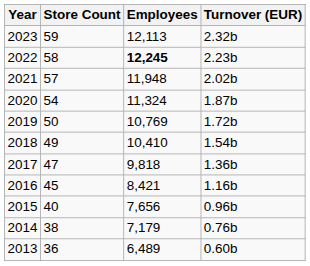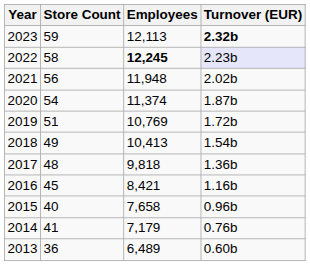(221, 36) normal -> (221, 36) bold
(221, 57) no background -> (221, 57) lavender background
(51, 79) 57 -> (51, 79) 56
(147, 100) 11,324 -> (147, 100) 11,374
(51, 121) 50 -> (51, 121) 51
(147, 143) 10,410 -> (147, 143) 10,413
(51, 164) 47 -> (51, 164) 48
(144, 206) 7,656 -> (144, 206) 7,658
(51, 228) 38 -> (51, 228) 41
